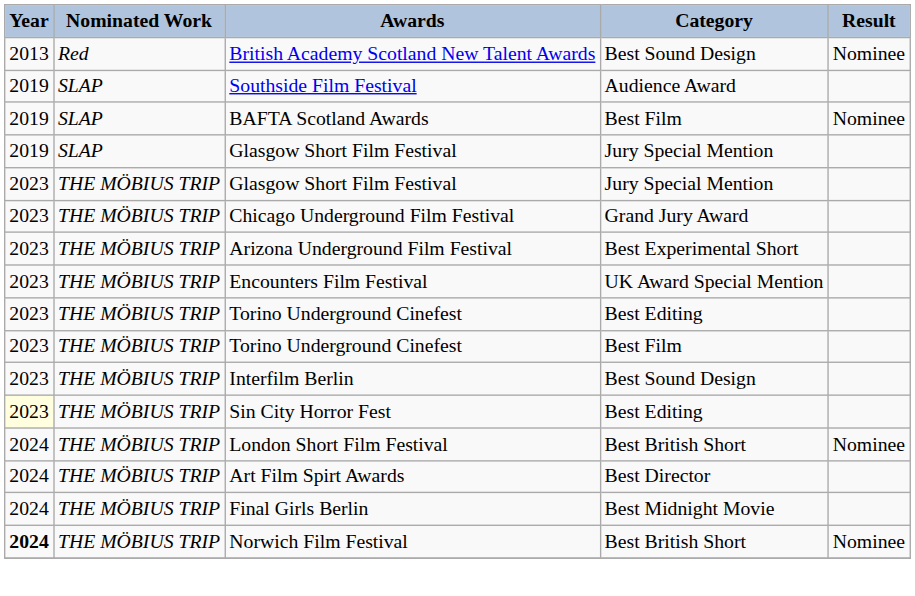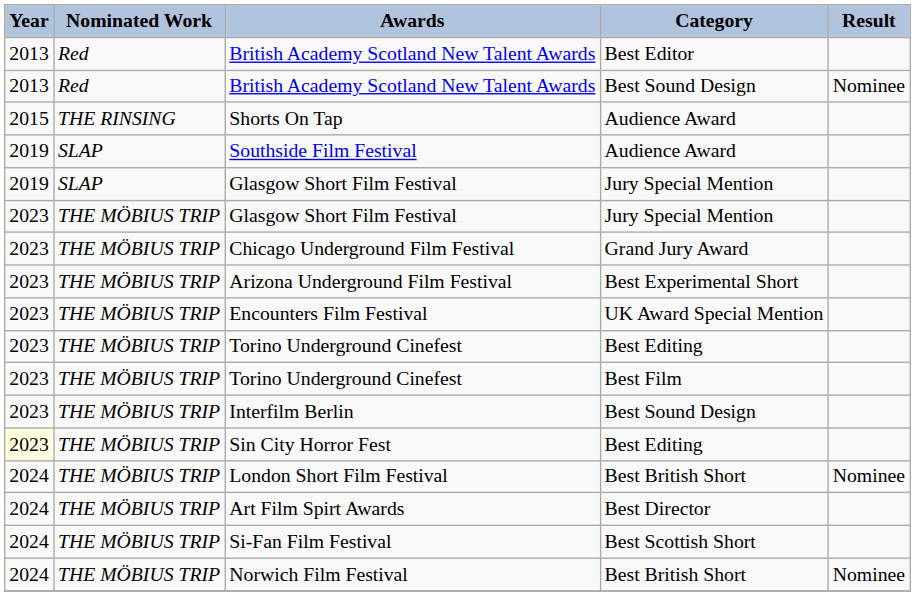+ row: (412, 53)
+ row: (286, 118)
- row: (329, 118)
+ row: (310, 541)
- row: (299, 509)
(29, 541) bold -> (29, 574) normal
